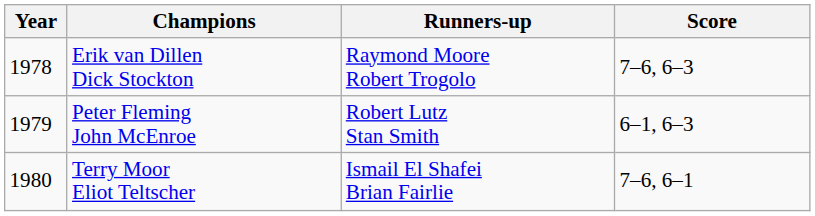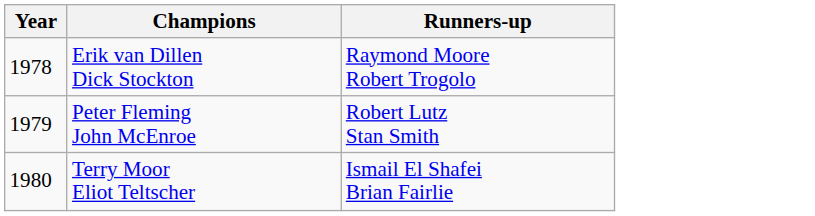- column: (712, 21)
